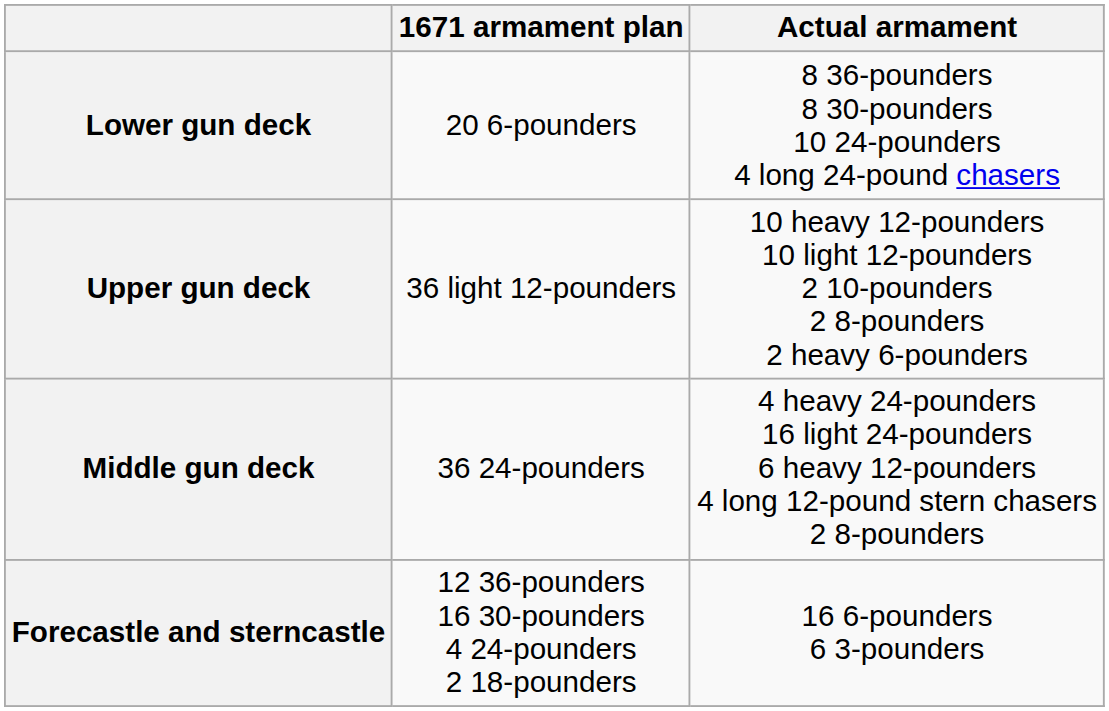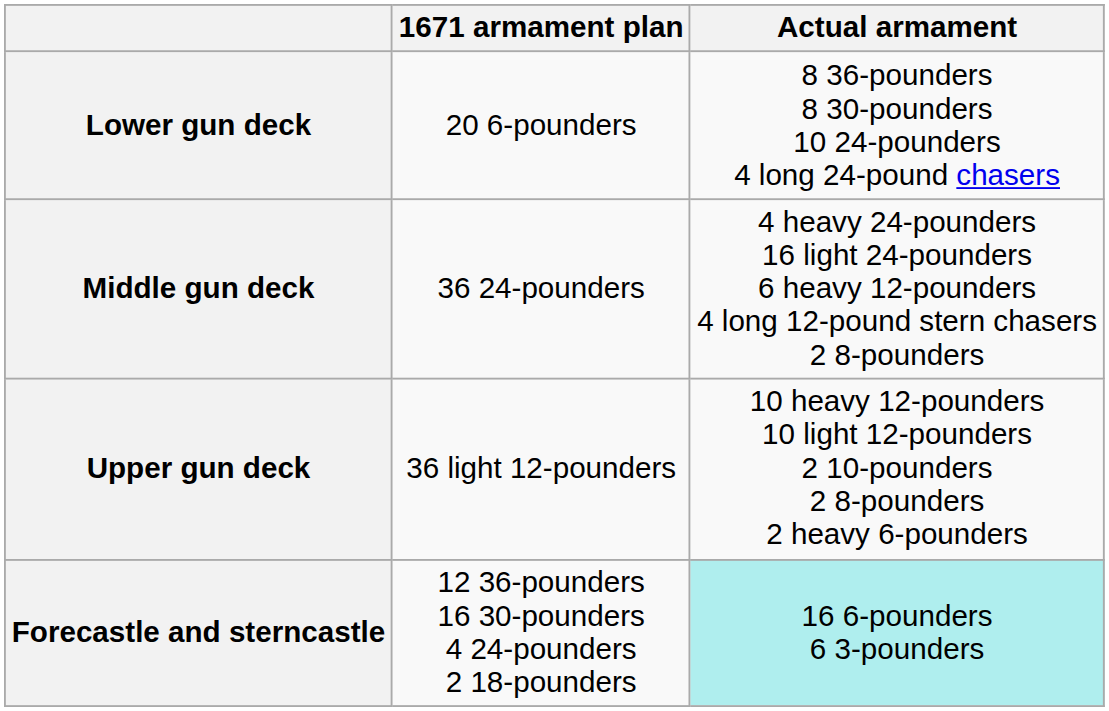rows swapped: (198, 468) <-> (198, 288)
(897, 631) no background -> (897, 631) paleturquoise background
